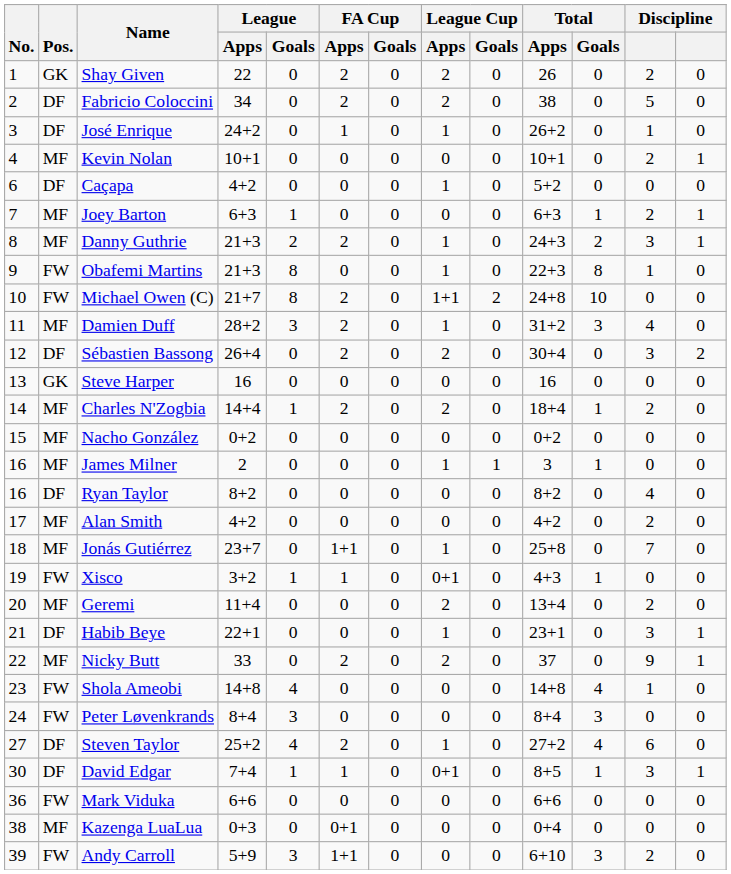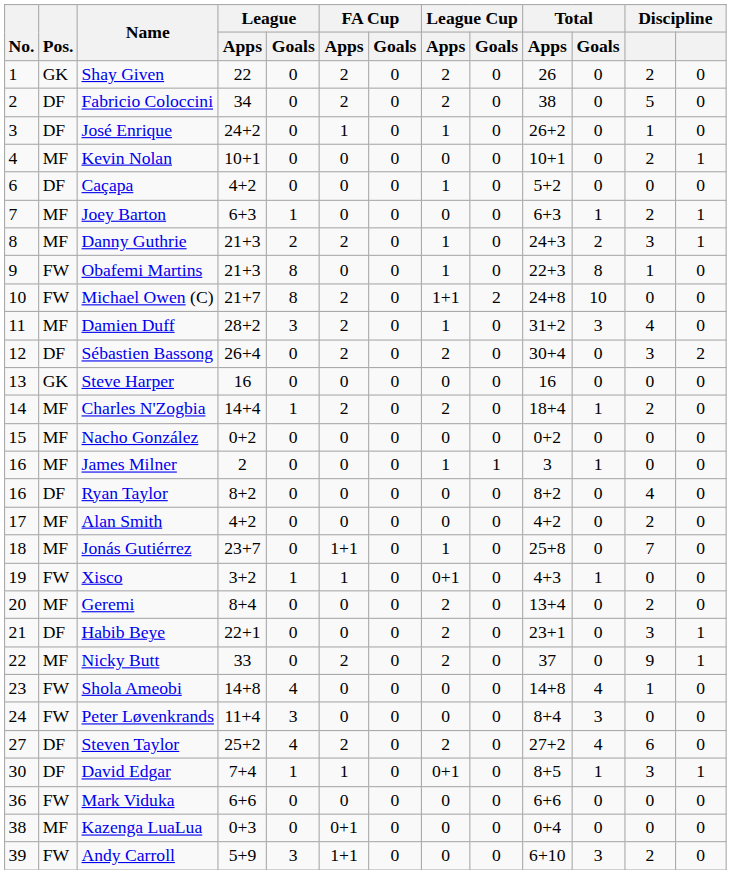(242, 604) 11+4 -> (242, 604) 8+4
(446, 632) 1 -> (446, 632) 2
(242, 716) 8+4 -> (242, 716) 11+4
(446, 744) 1 -> (446, 744) 2
